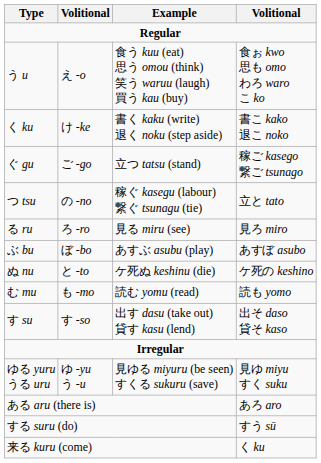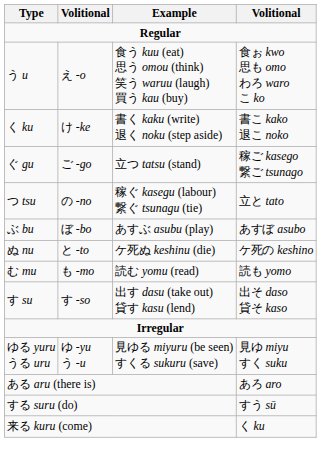- row: (20, 229)
